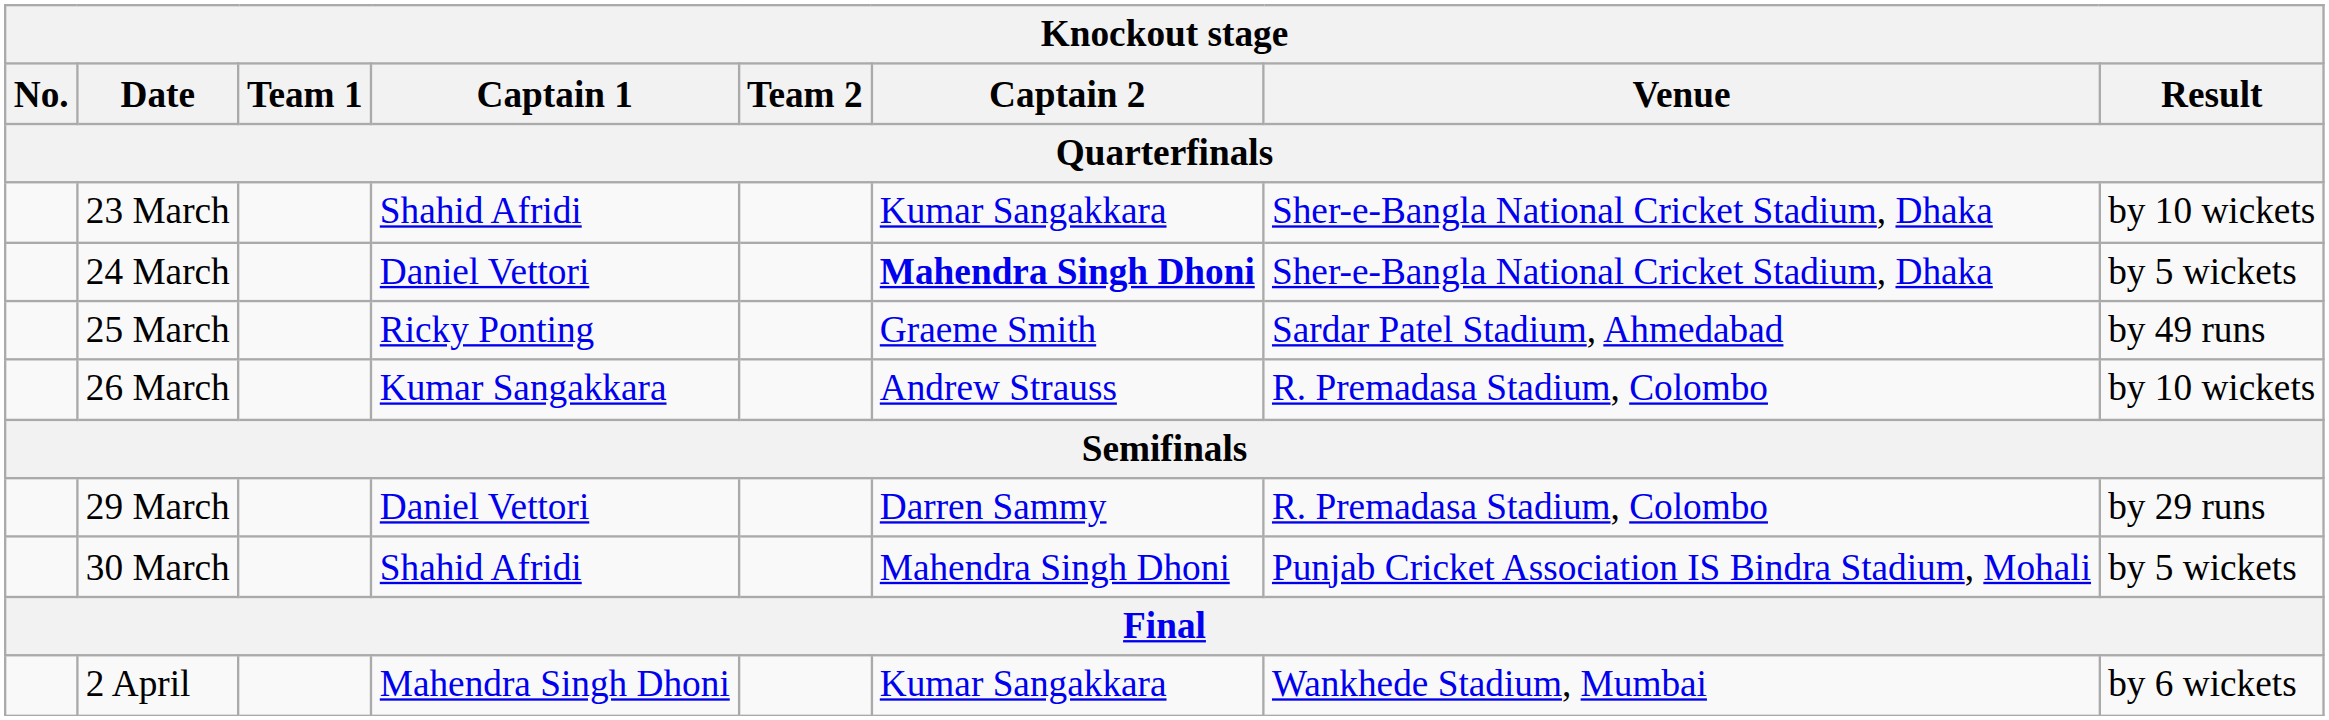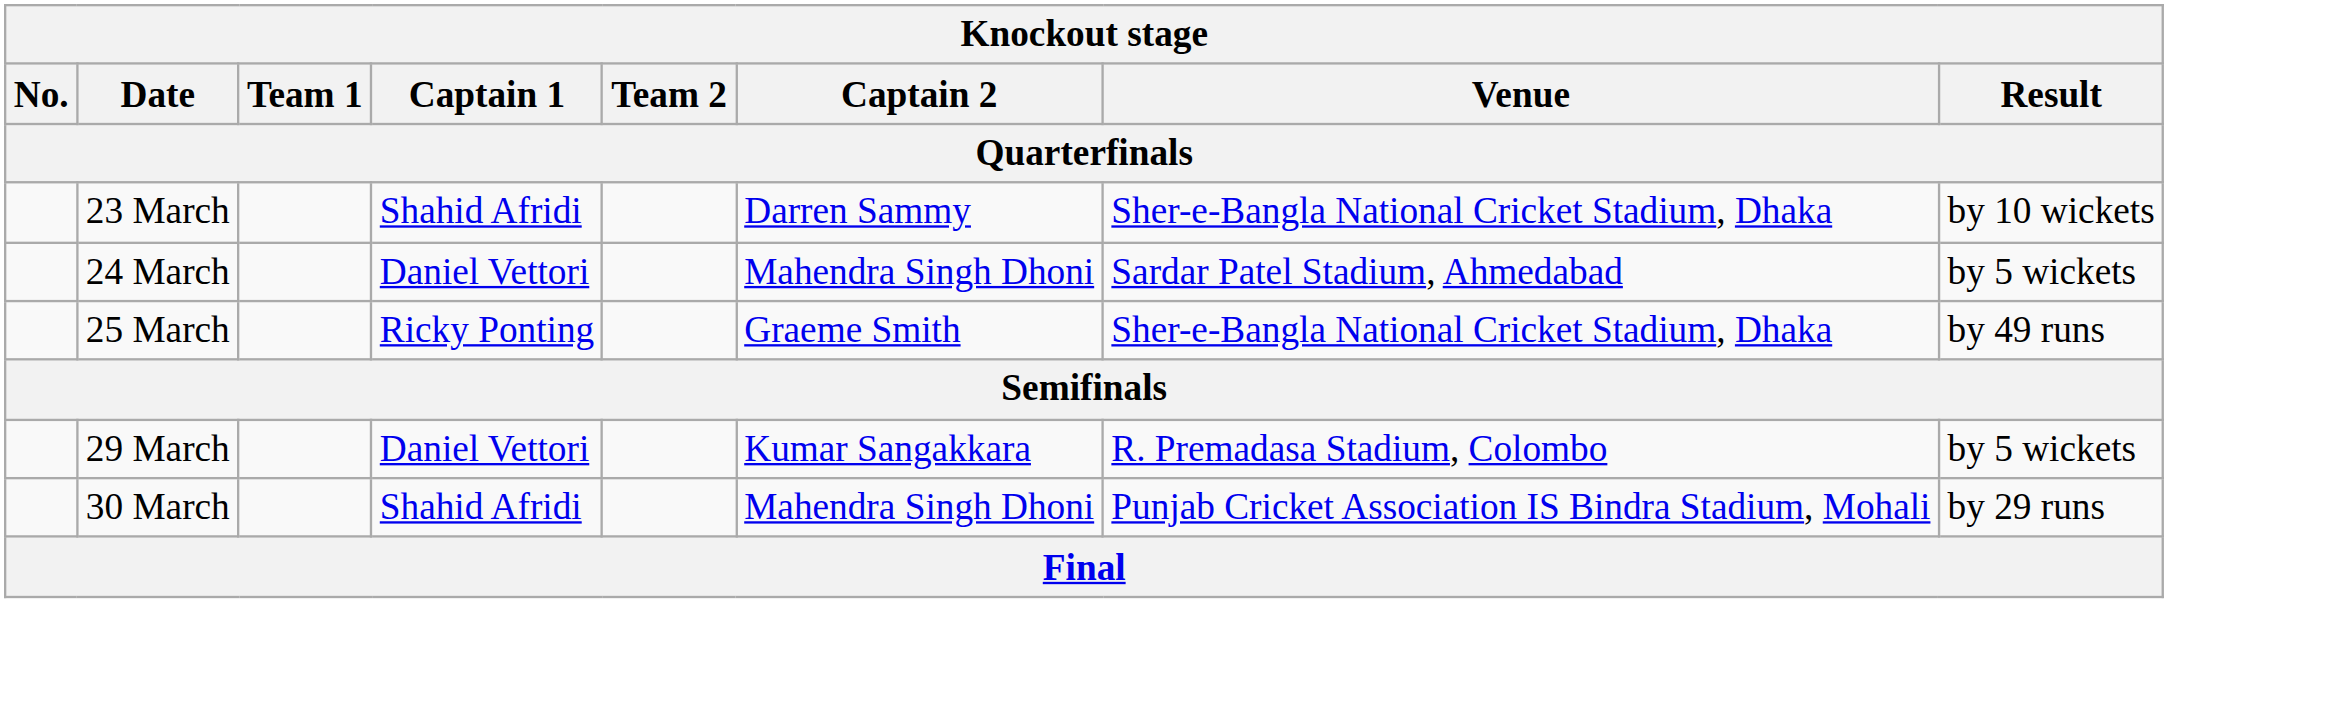(1023, 211) Kumar Sangakkara -> (858, 211) Darren Sammy
(1067, 270) bold -> (919, 270) normal
(1632, 270) Sher-e-Bangla National Cricket Stadium, Dhaka -> (1367, 270) Sardar Patel Stadium, Ahmedabad
(1528, 329) Sardar Patel Stadium, Ahmedabad -> (1472, 329) Sher-e-Bangla National Cricket Stadium, Dhaka
- row: (158, 388)
(993, 507) Darren Sammy -> (888, 447) Kumar Sangakkara
(2187, 507) by 29 runs -> (2042, 447) by 5 wickets
(2202, 566) by 5 wickets -> (2026, 507) by 29 runs
- row: (138, 684)
